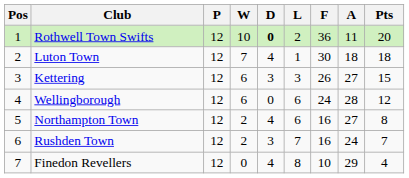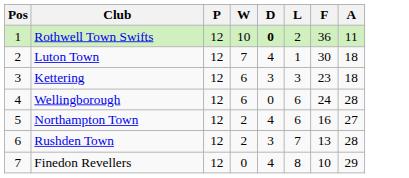- column: (384, 15)
(324, 78) 26 -> (324, 78) 23
(351, 78) 27 -> (351, 78) 18
(324, 141) 16 -> (324, 141) 13
(351, 141) 24 -> (351, 141) 28
